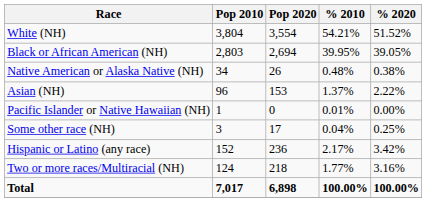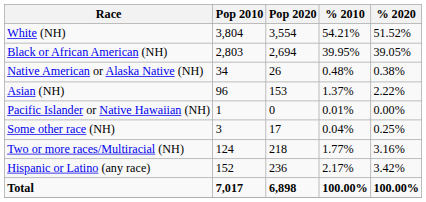rows swapped: (96, 168) <-> (79, 149)
